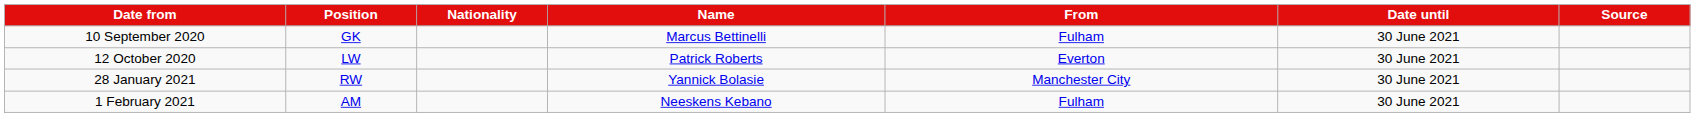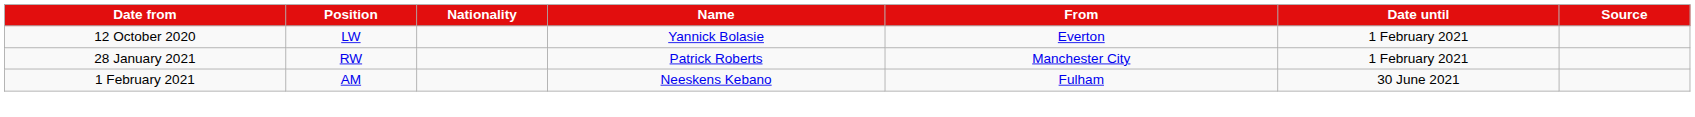- row: (145, 36)
(716, 58) Patrick Roberts -> (716, 36) Yannick Bolasie
(1418, 58) 30 June 2021 -> (1418, 36) 1 February 2021
(716, 79) Yannick Bolasie -> (716, 58) Patrick Roberts
(1418, 79) 30 June 2021 -> (1418, 58) 1 February 2021
